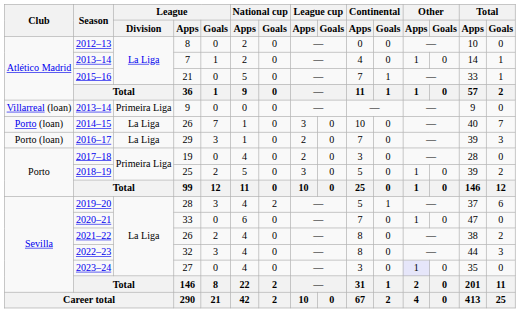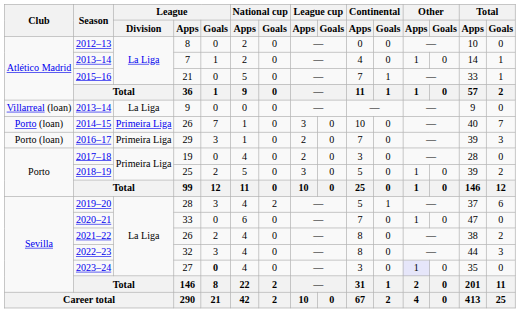(144, 108) Primeira Liga -> (144, 108) La Liga
(144, 124) La Liga -> (144, 124) Primeira Liga
(144, 140) La Liga -> (144, 140) Primeira Liga
(216, 268) normal -> (216, 268) bold
